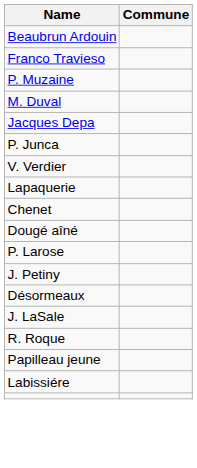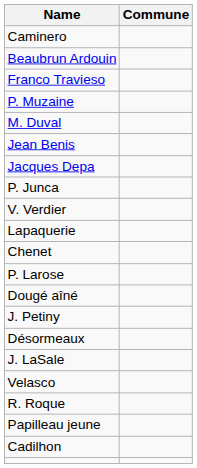+ row: (37, 36)
+ row: (41, 144)
rows swapped: (36, 252) <-> (43, 230)
+ row: (31, 381)
- row: (39, 381)
+ row: (34, 446)
